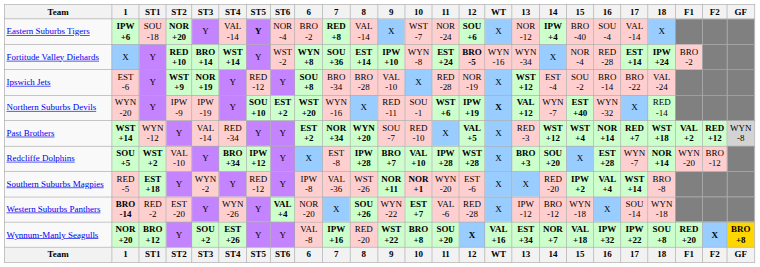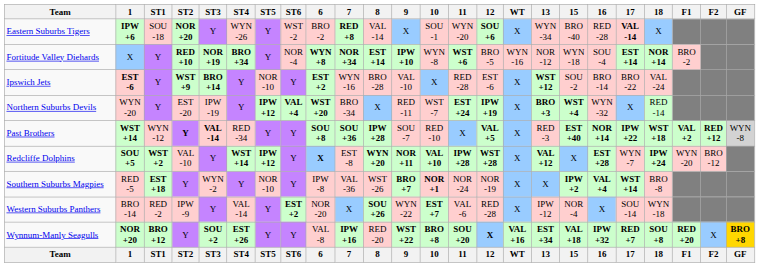- column: (553, 11)
(233, 31) VAL -14 -> (241, 31) WYN -26
(258, 31) bold -> (268, 31) normal
(283, 31) NOR -4 -> (293, 31) WST -2
(418, 31) WST -7 -> (434, 31) SOU -1
(446, 31) NOR -24 -> (463, 31) WYN -20
(526, 31) NOR -12 -> (546, 31) WYN -34
(607, 31) SOU -4 -> (602, 31) RED -28
(634, 31) normal -> (630, 31) bold
(205, 56) BRO +14 -> (213, 56) NOR +19
(233, 56) WST +14 -> (241, 56) BRO +34
(283, 56) WST -2 -> (293, 56) NOR -4
(336, 56) SOU +36 -> (349, 56) NOR +34
(446, 56) EST +24 -> (463, 56) WST +6
(472, 56) bold -> (490, 56) normal
(526, 56) WYN -34 -> (546, 56) NOR -12
(580, 56) NOR -4 -> (574, 56) WYN -18
(607, 56) RED -28 -> (602, 56) SOU -4
(662, 56) IPW +24 -> (658, 56) NOR +14
(125, 82) normal -> (130, 82) bold
(205, 82) NOR +19 -> (213, 82) BRO +14
(258, 82) RED -12 -> (268, 82) NOR -10
(309, 82) SOU +8 -> (321, 82) EST +2
(336, 82) BRO -34 -> (349, 82) WYN -16
(472, 82) NOR -19 -> (490, 82) EST -6
(179, 107) IPW -9 -> (186, 107) EST -20
(258, 107) SOU +10 -> (268, 107) IPW +12
(283, 107) EST +2 -> (293, 107) VAL +4
(336, 107) WYN -16 -> (349, 107) BRO -34
(418, 107) SOU -1 -> (434, 107) WST -7
(446, 107) WST +6 -> (463, 107) EST +24
(498, 107) bold -> (517, 107) normal
(526, 107) VAL +12 -> (546, 107) BRO +3
(580, 107) EST +40 -> (574, 107) WST +4
(179, 133) normal -> (186, 133) bold
(205, 133) normal -> (213, 133) bold
(309, 133) EST +2 -> (321, 133) SOU +8
(336, 133) NOR +34 -> (349, 133) SOU +36
(364, 133) WYN +20 -> (378, 133) IPW +28
(580, 133) WST +4 -> (574, 133) EST +40
(634, 133) RED +7 -> (630, 133) IPW +22
(233, 158) BRO +34 -> (241, 158) WST +14
(309, 158) normal -> (321, 158) bold
(364, 158) IPW +28 -> (378, 158) WYN +20
(391, 158) BRO +7 -> (406, 158) NOR +11
(526, 158) BRO +3 -> (546, 158) VAL +12
(662, 158) NOR +14 -> (658, 158) IPW +24
(258, 183) RED -12 -> (268, 183) NOR -10
(391, 183) NOR +11 -> (406, 183) BRO +7
(446, 183) WYN -20 -> (463, 183) NOR -24
(472, 183) EST -6 -> (490, 183) NOR -19
(125, 209) bold -> (130, 209) normal
(179, 209) EST -20 -> (186, 209) IPW -9
(233, 209) WYN -26 -> (241, 209) VAL -14
(283, 209) VAL +4 -> (293, 209) EST +2
(580, 209) WYN -18 -> (574, 209) NOR -4
(634, 234) IPW +22 -> (630, 234) RED +7
(715, 234) bold -> (713, 234) normal
